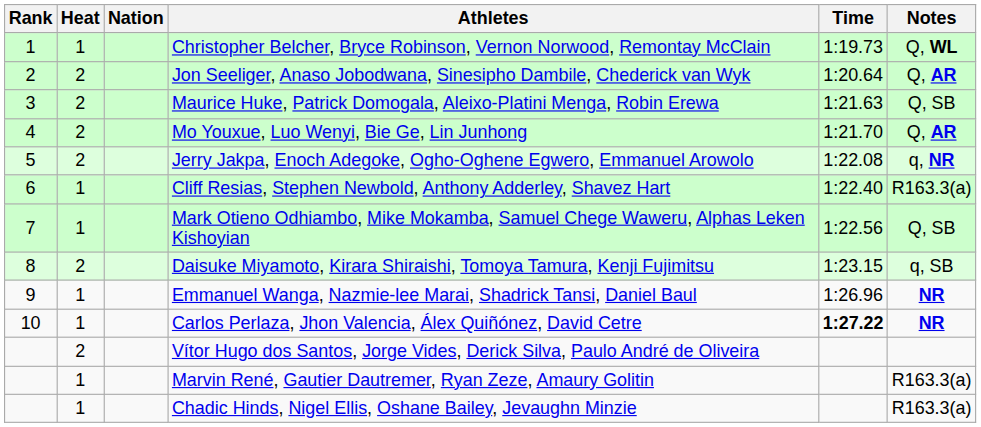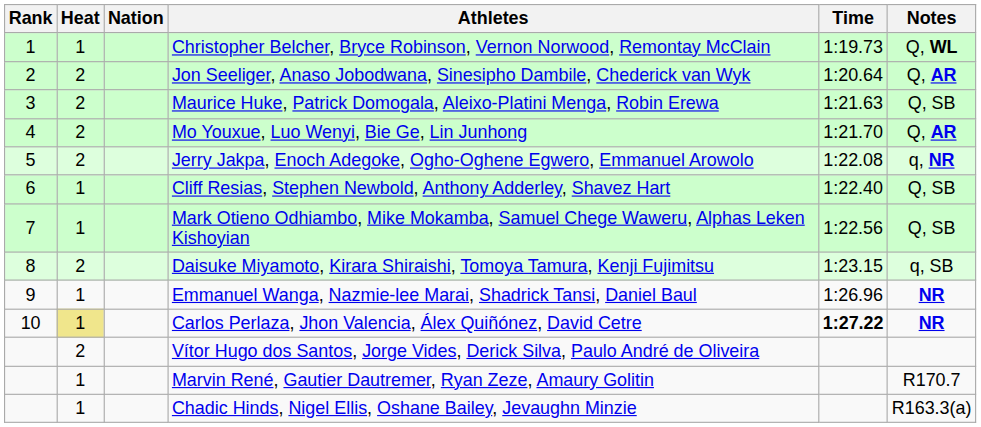(932, 189) R163.3(a) -> (932, 189) Q, SB
(80, 323) no background -> (80, 323) khaki background
(932, 379) R163.3(a) -> (932, 379) R170.7
